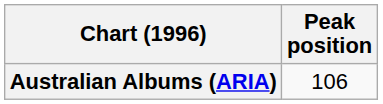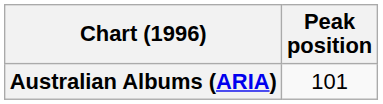(330, 81) 106 -> (330, 81) 101
